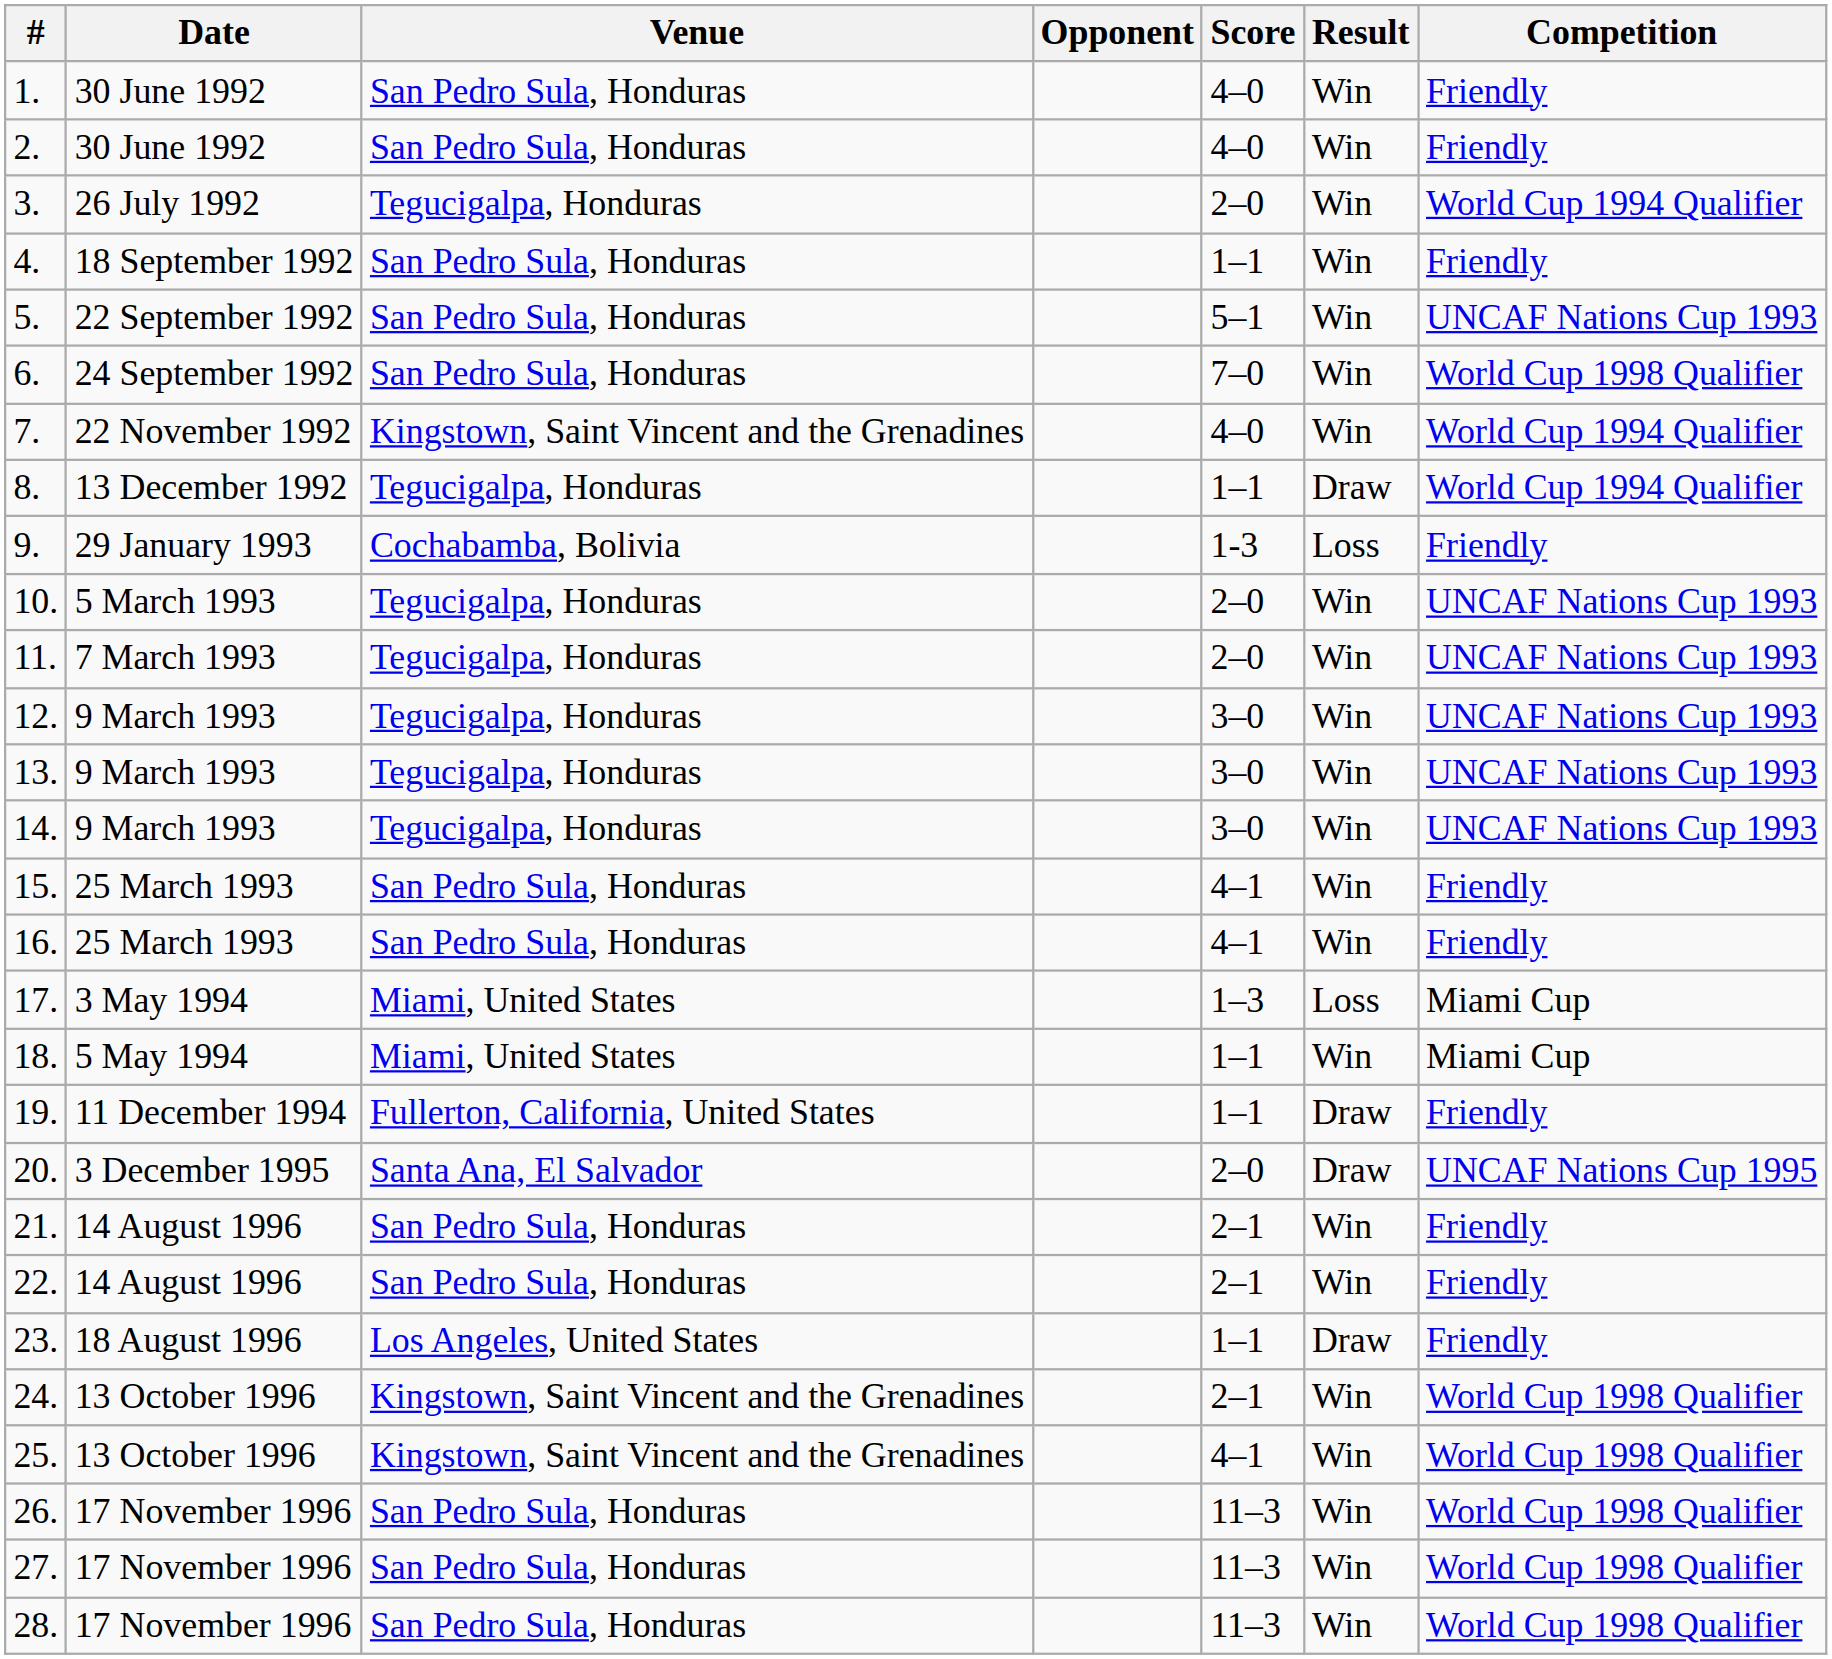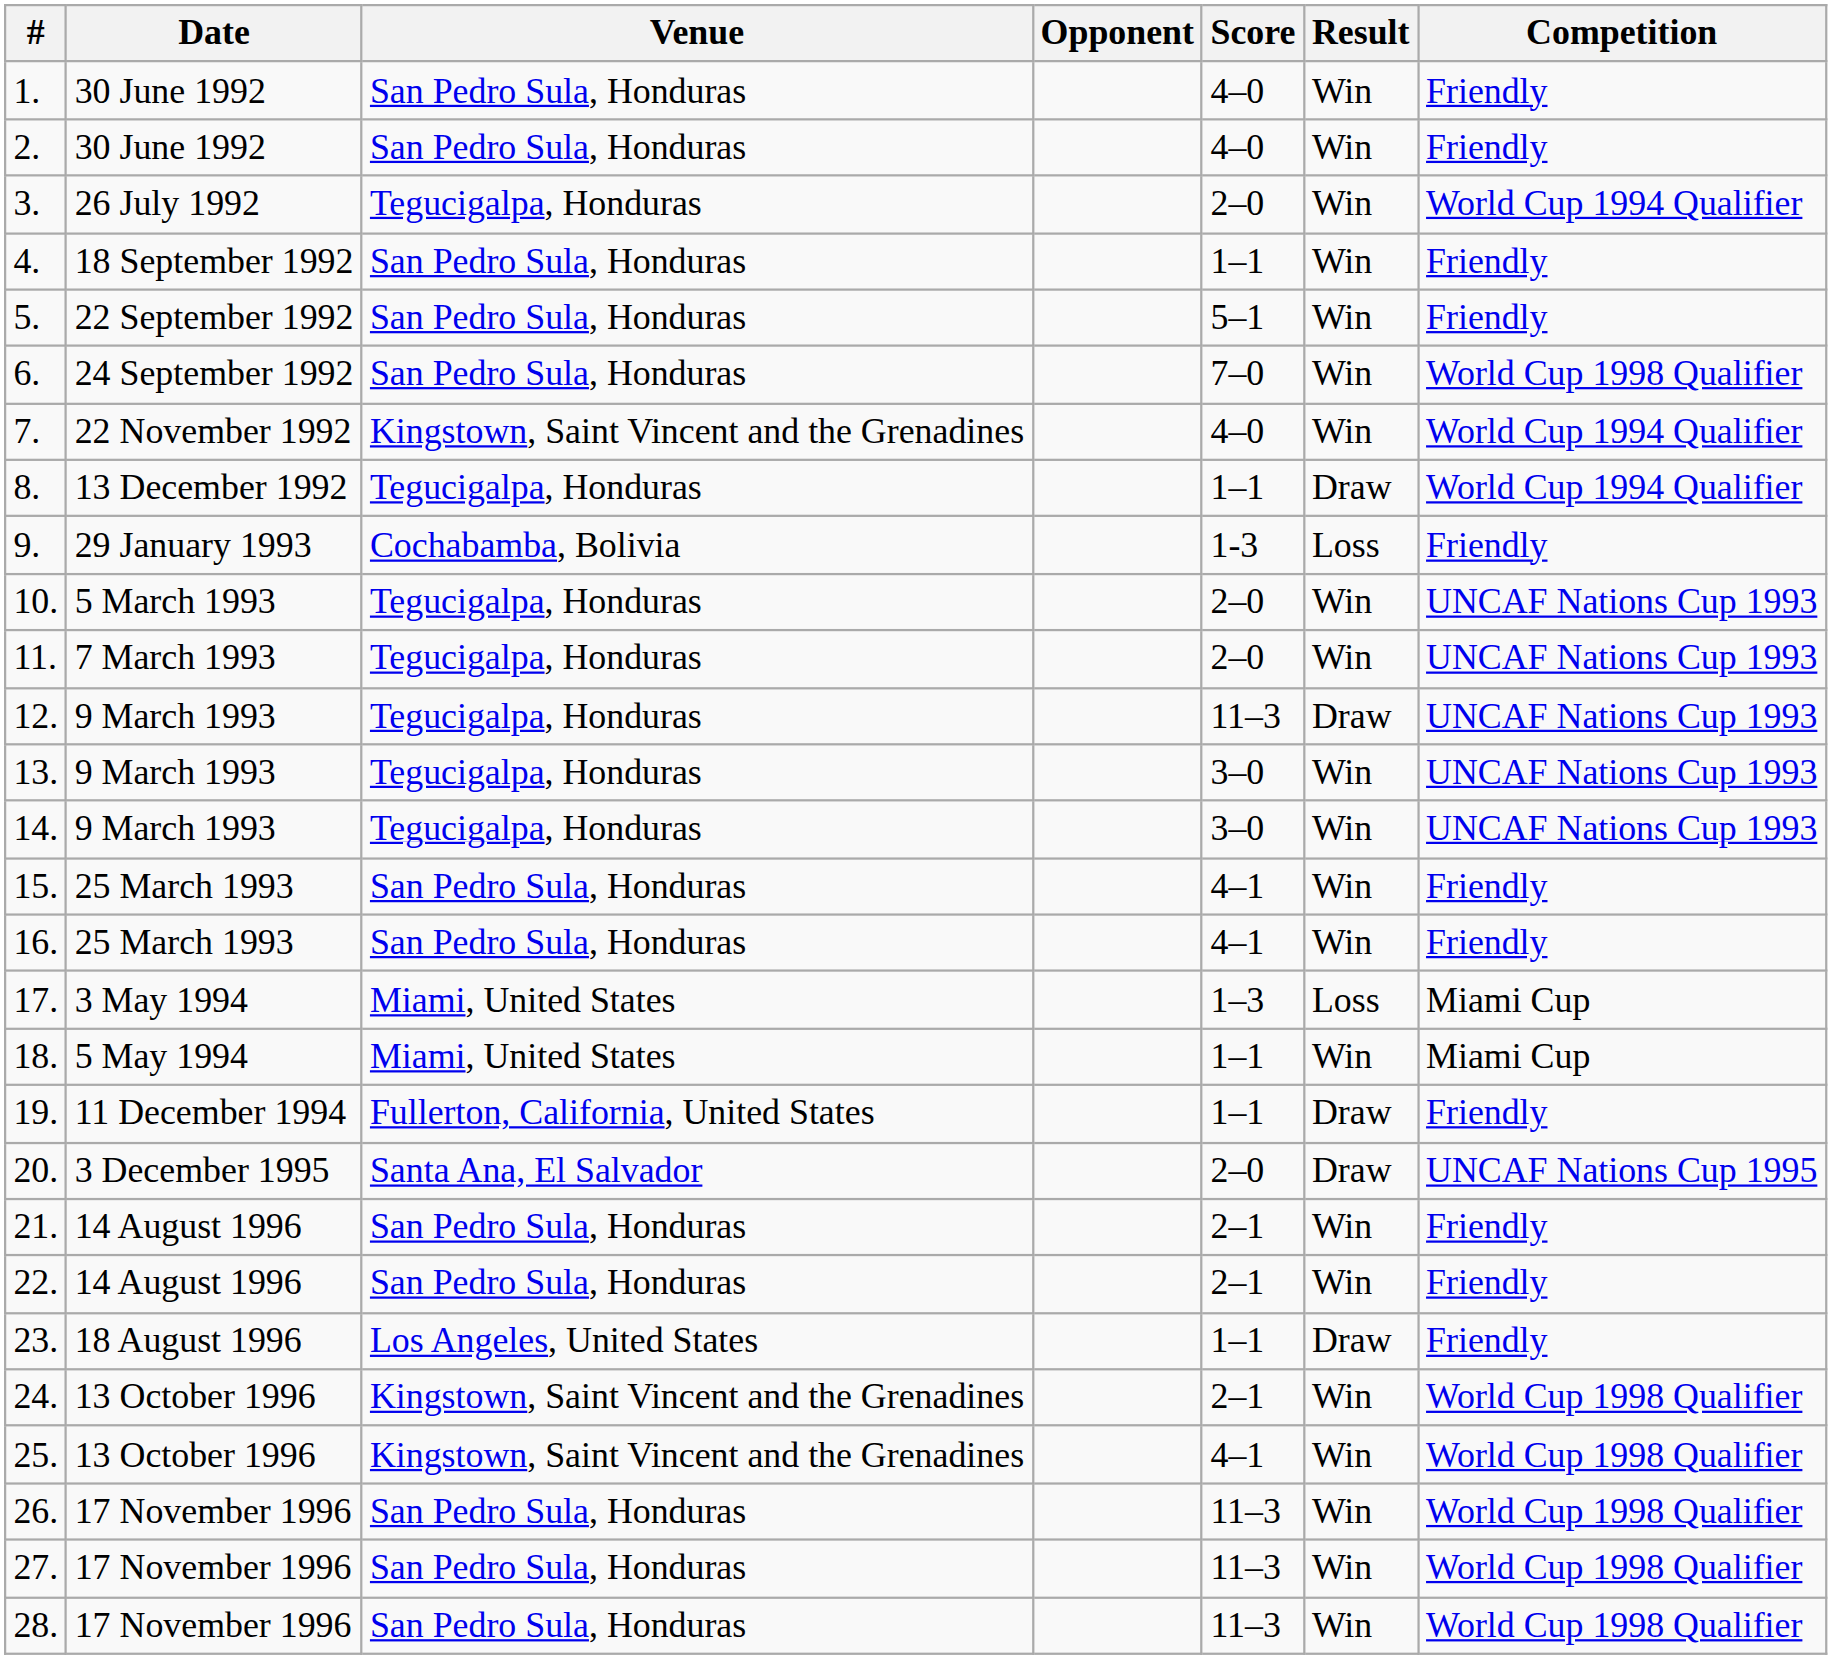(1622, 317) UNCAF Nations Cup 1993 -> (1487, 317) Friendly
(1237, 714) 3–0 -> (1246, 714) 11–3
(1342, 714) Win -> (1352, 714) Draw
